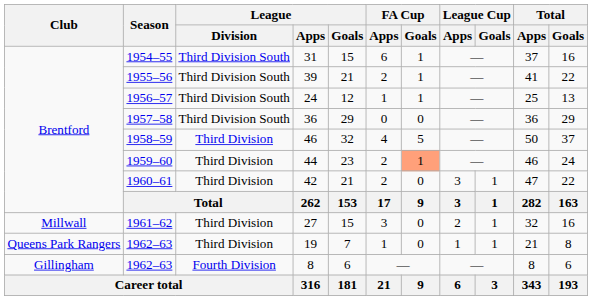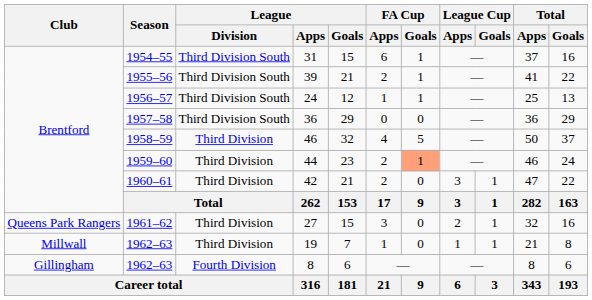(64, 222) Millwall -> (64, 222) Queens Park Rangers
(64, 243) Queens Park Rangers -> (64, 243) Millwall
